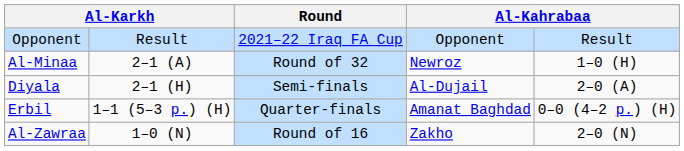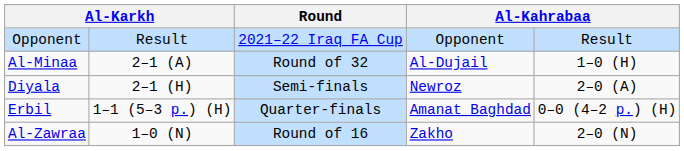(436, 63) Newroz -> (449, 63) Al-Dujail
(449, 87) Al-Dujail -> (436, 87) Newroz
